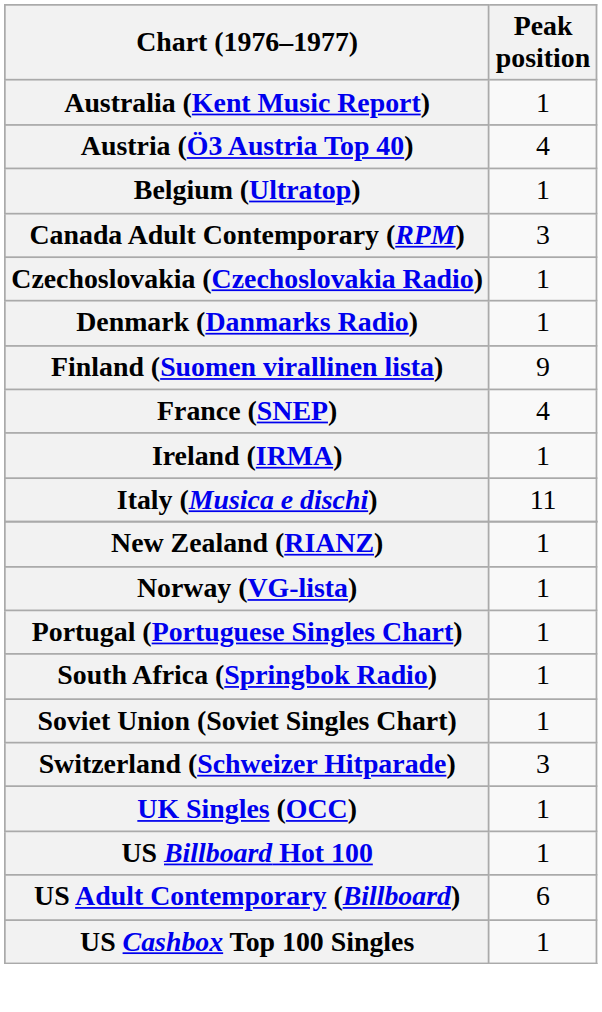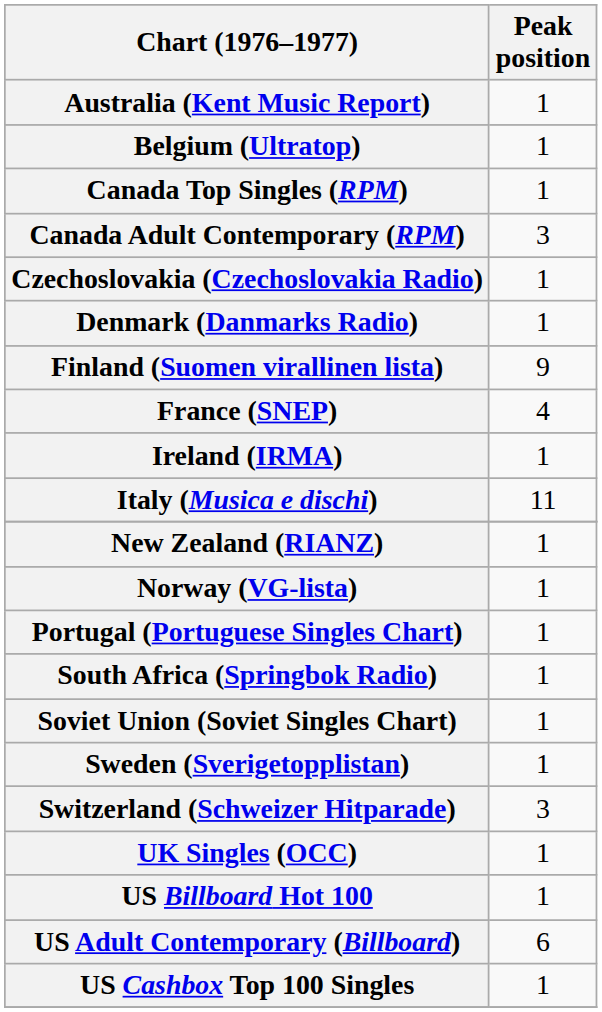- row: (247, 146)
+ row: (247, 190)
+ row: (247, 764)
